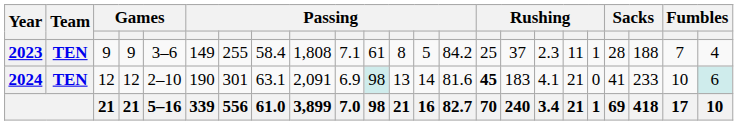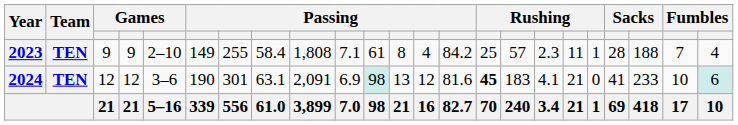(164, 52) 3–6 -> (164, 52) 2–10
(426, 52) 5 -> (426, 52) 4
(518, 52) 37 -> (518, 52) 57
(164, 79) 2–10 -> (164, 79) 3–6
(426, 79) 14 -> (426, 79) 12
